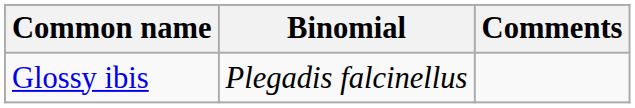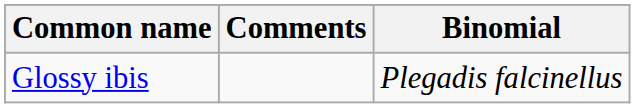columns swapped: (347, 28) <-> (552, 28)
